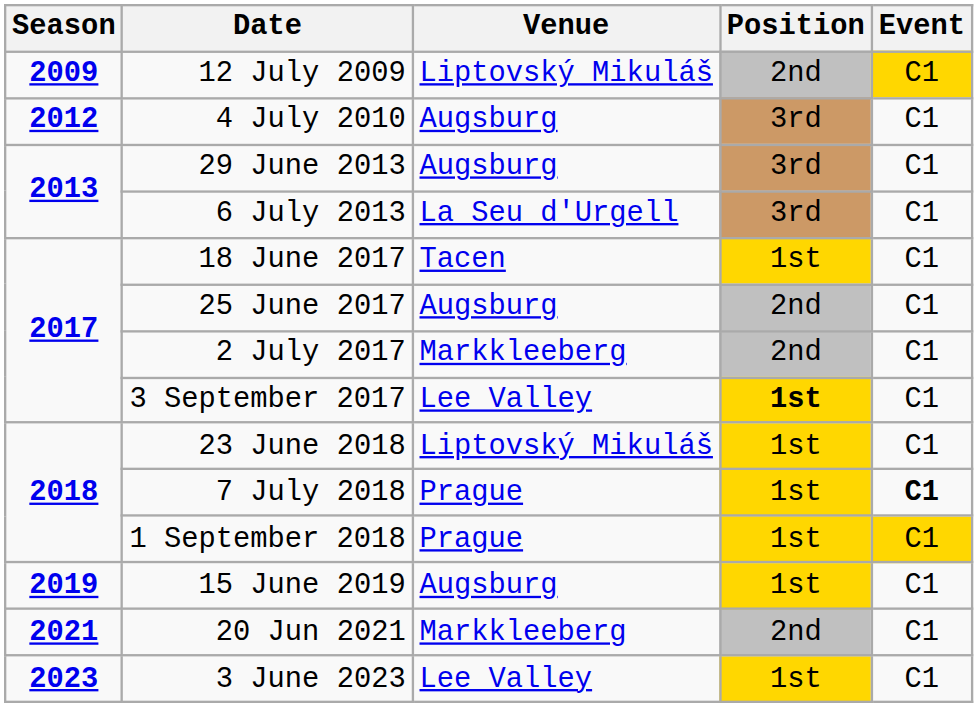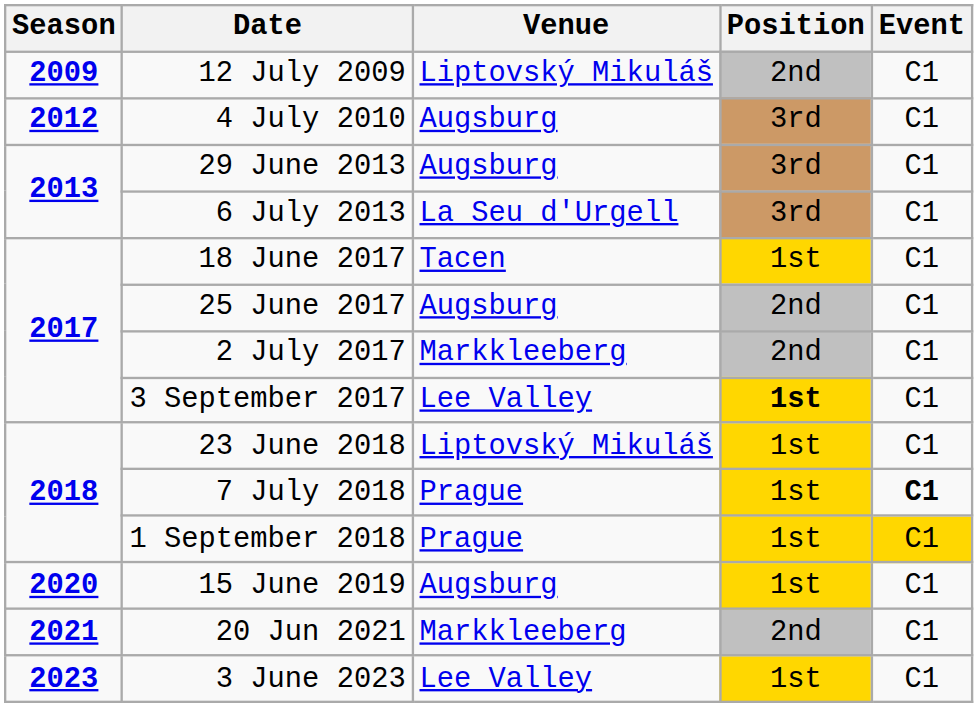(922, 75) gold background -> (922, 75) no background
(64, 586) 2019 -> (64, 586) 2020
